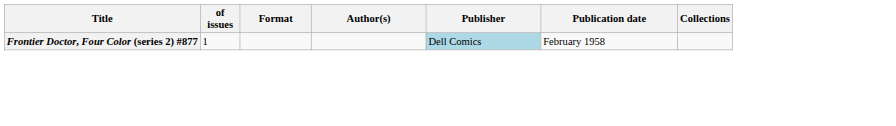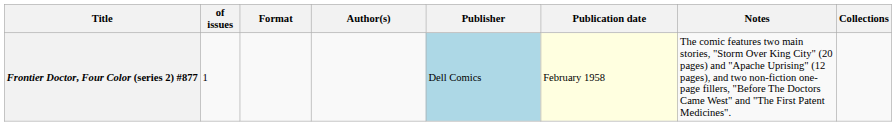+ column: (757, 18)
(574, 41) no background -> (574, 77) lightyellow background
